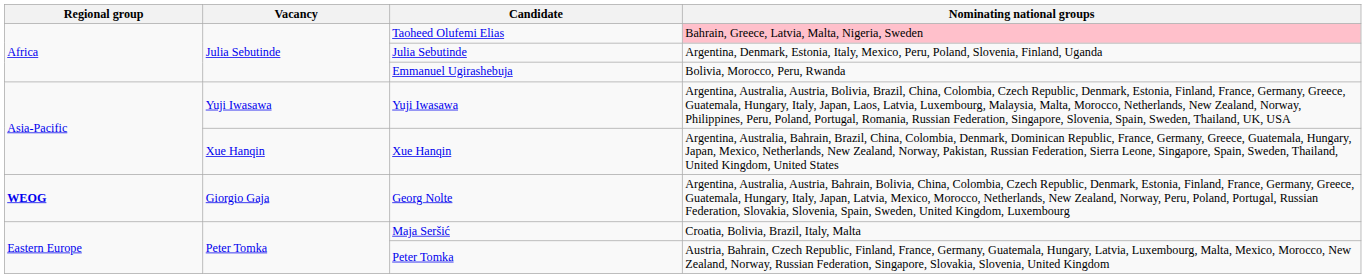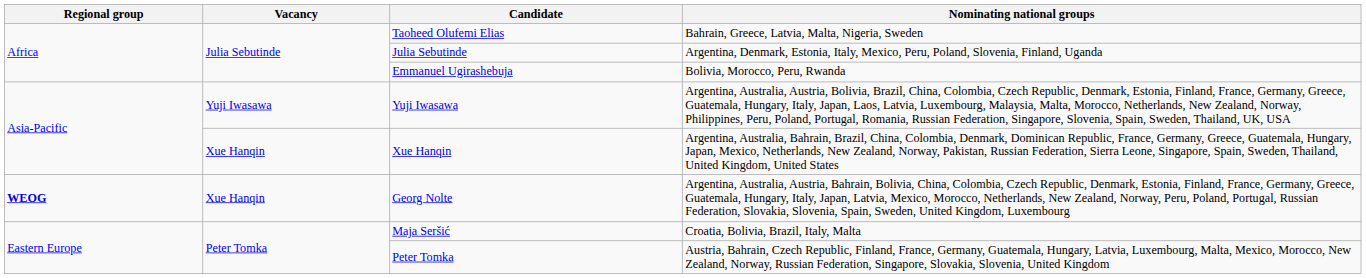(804, 33) pink background -> (804, 33) no background
(238, 198) Giorgio Gaja -> (235, 198) Xue Hanqin
